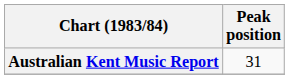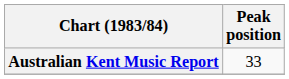(254, 61) 31 -> (254, 61) 33
